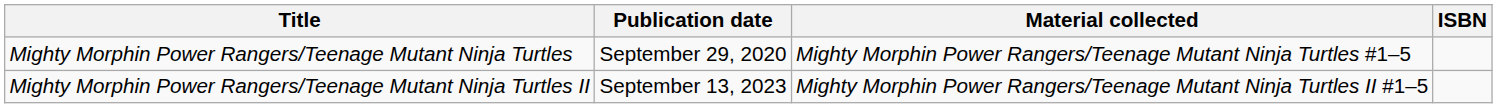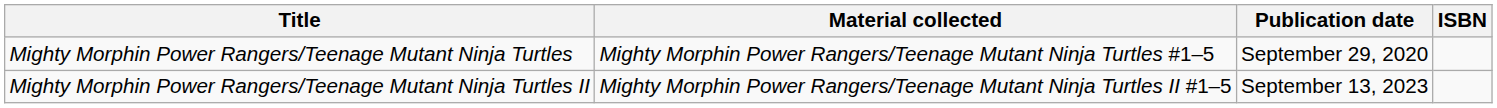columns swapped: (1112, 20) <-> (693, 20)
